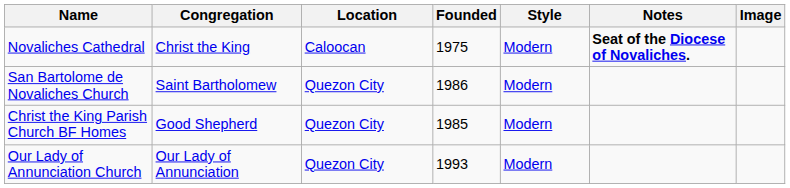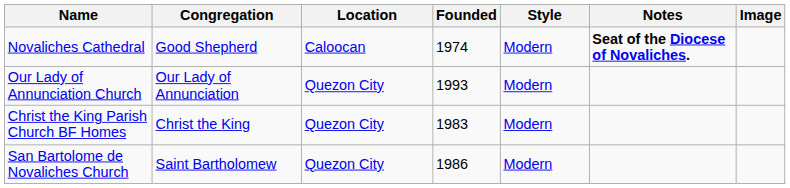(203, 46) Christ the King -> (206, 46) Good Shepherd
(452, 46) 1975 -> (452, 46) 1974
rows swapped: (75, 163) <-> (68, 85)
(206, 124) Good Shepherd -> (203, 124) Christ the King
(452, 124) 1985 -> (452, 124) 1983
